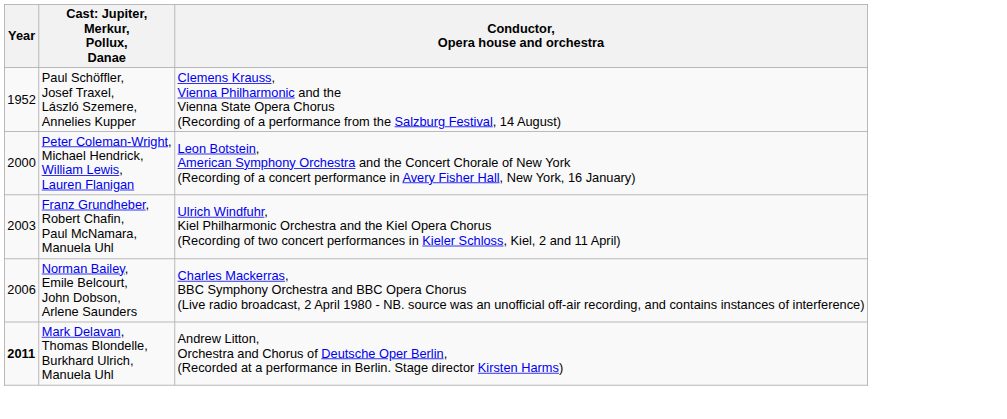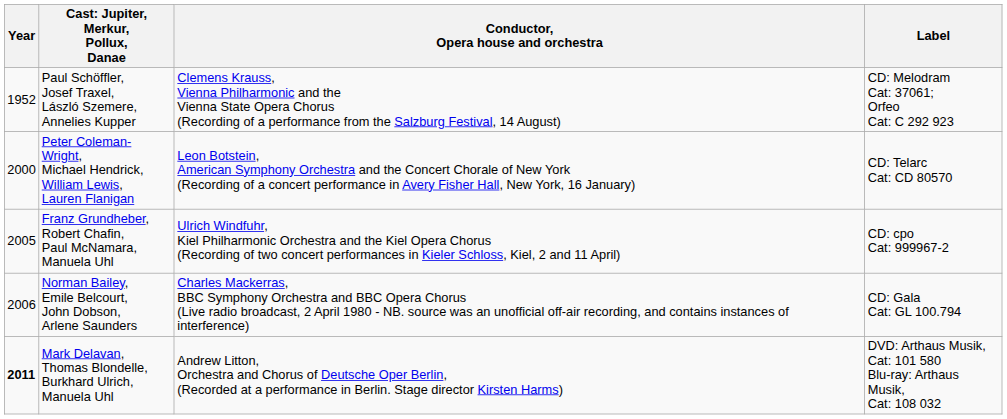+ column: (933, 36)
(22, 226) 2003 -> (22, 241) 2005
